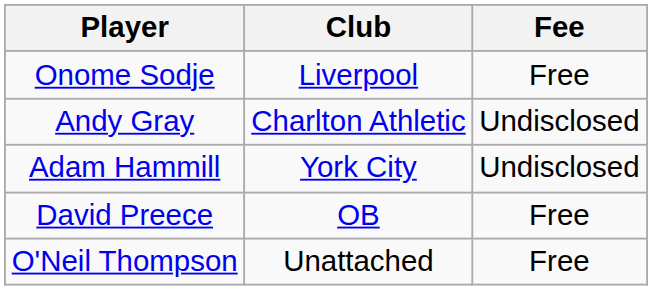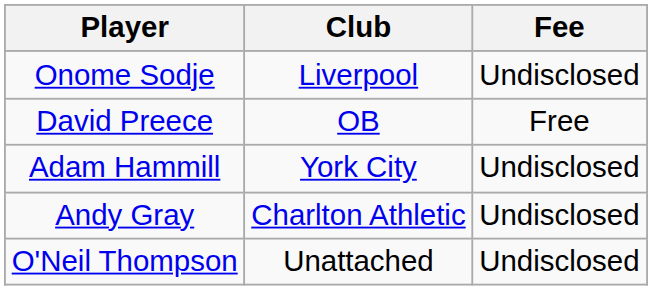(559, 74) Free -> (559, 74) Undisclosed
rows swapped: (125, 214) <-> (125, 121)
(559, 261) Free -> (559, 261) Undisclosed
